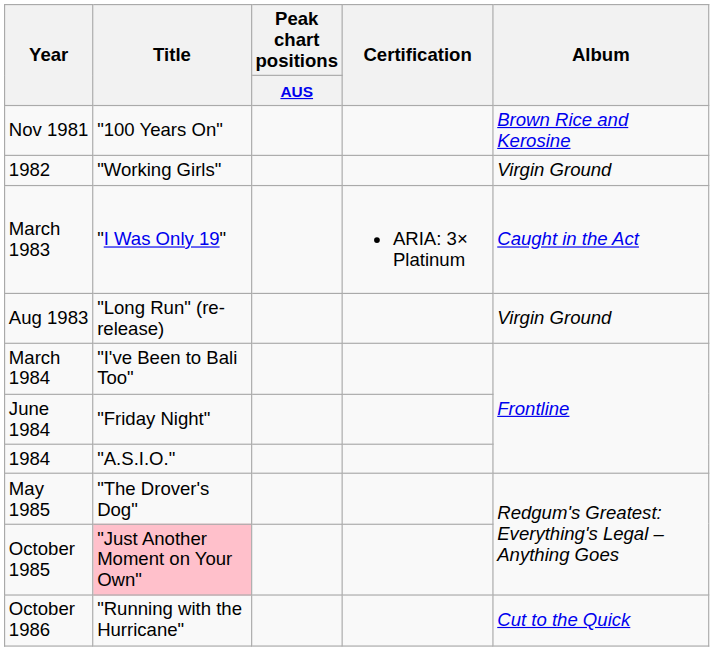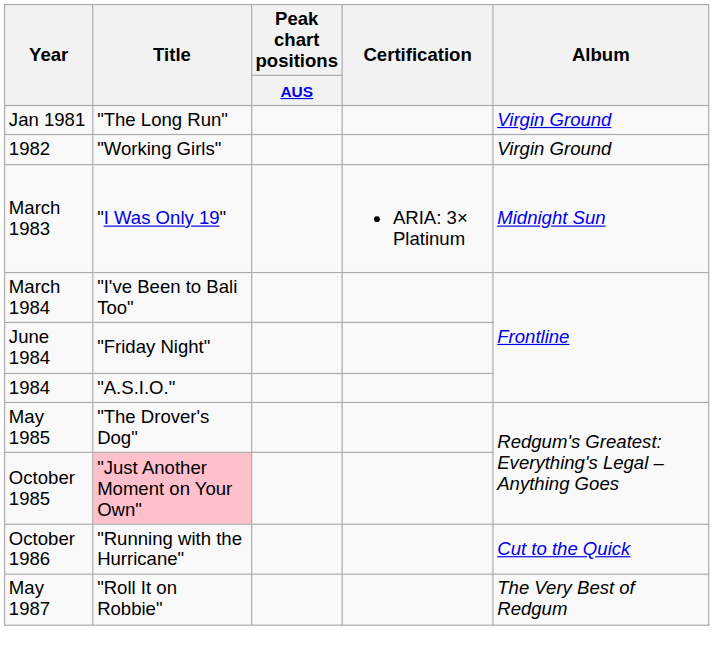+ row: (47, 119)
- row: (49, 130)
(568, 239) Caught in the Act -> (551, 218) Midnight Sun
- row: (49, 318)
+ row: (30, 599)
